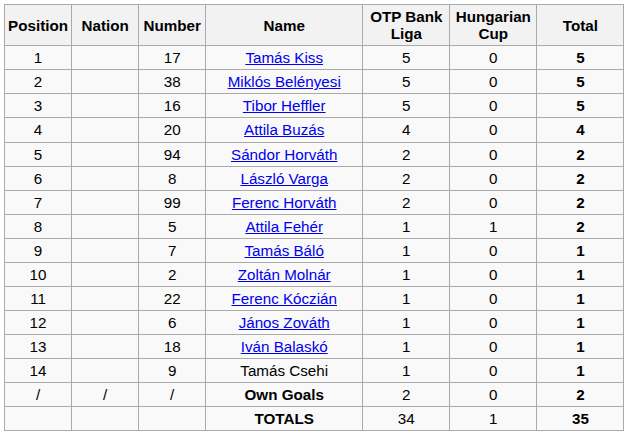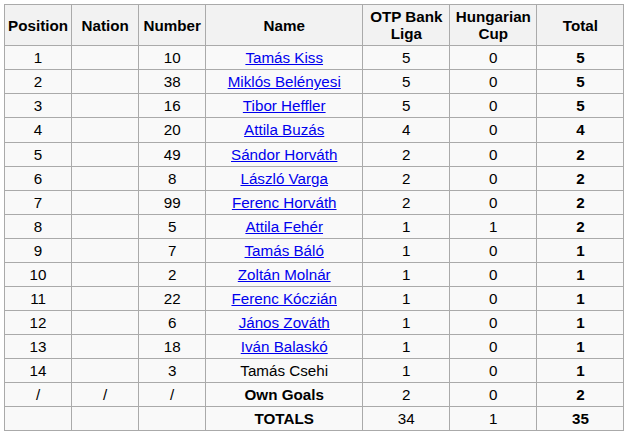(172, 58) 17 -> (172, 58) 10
(172, 154) 94 -> (172, 154) 49
(172, 371) 9 -> (172, 371) 3
